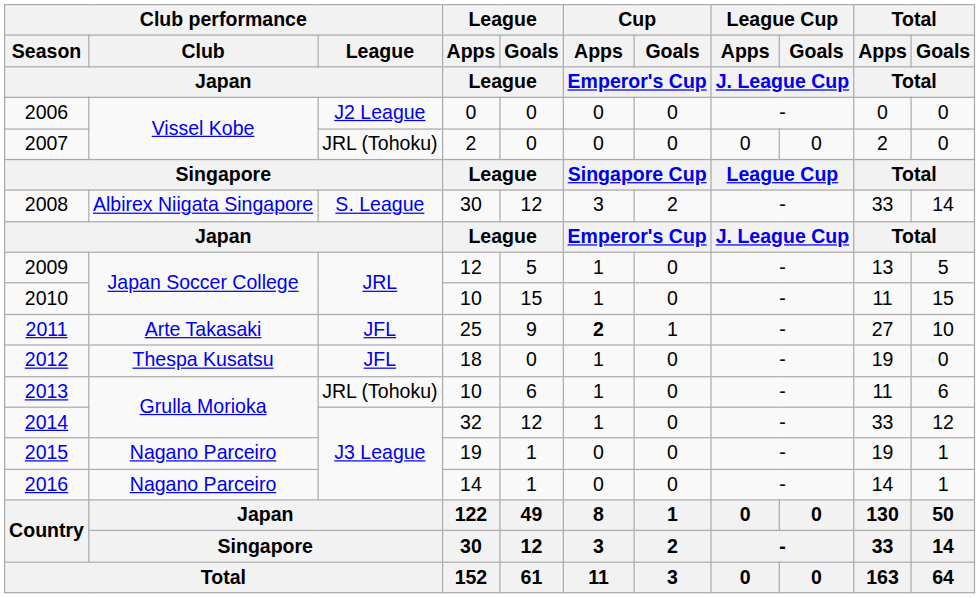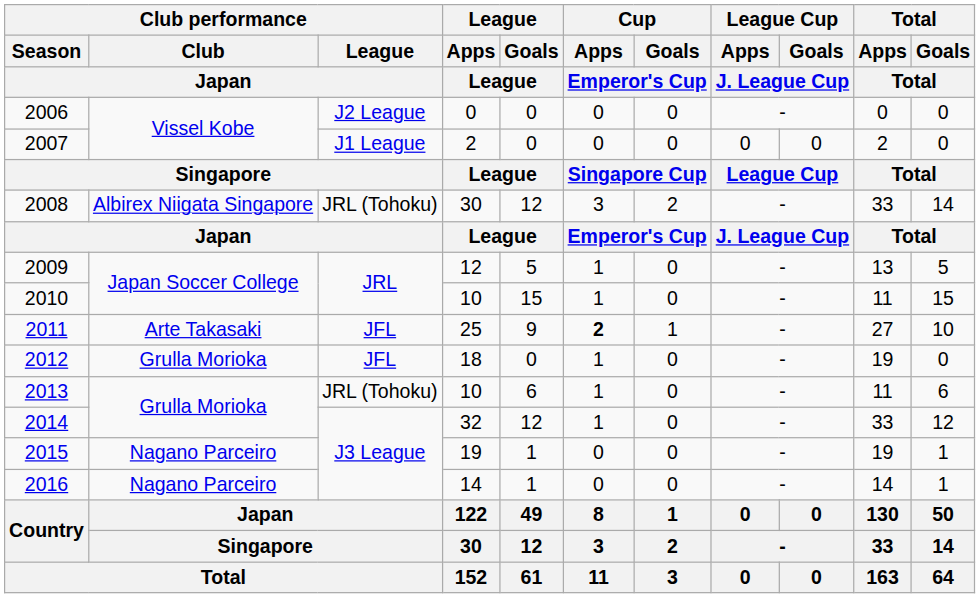(380, 143) JRL (Tohoku) -> (380, 143) J1 League
(380, 205) S. League -> (380, 205) JRL (Tohoku)
(203, 360) Thespa Kusatsu -> (203, 360) Grulla Morioka
